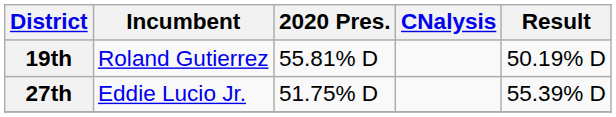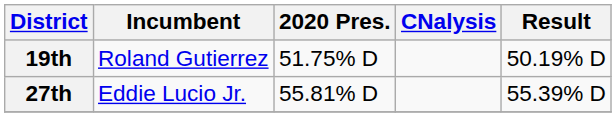(329, 58) 55.81% D -> (329, 58) 51.75% D
(329, 93) 51.75% D -> (329, 93) 55.81% D
